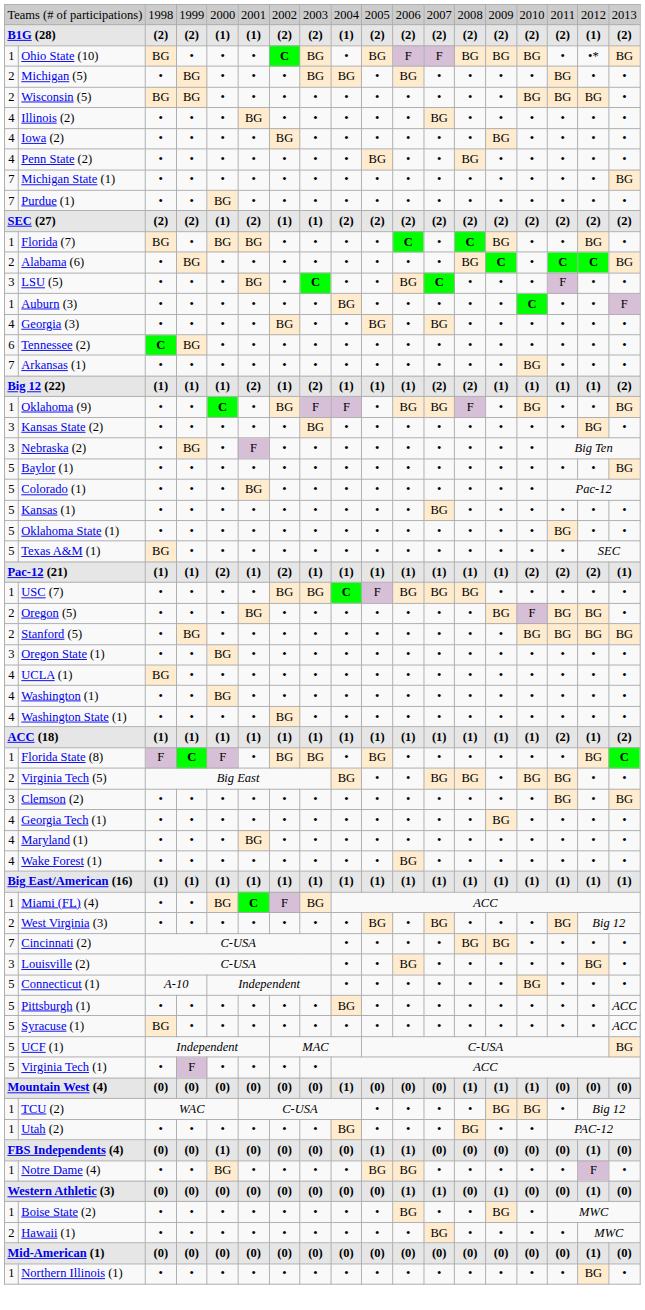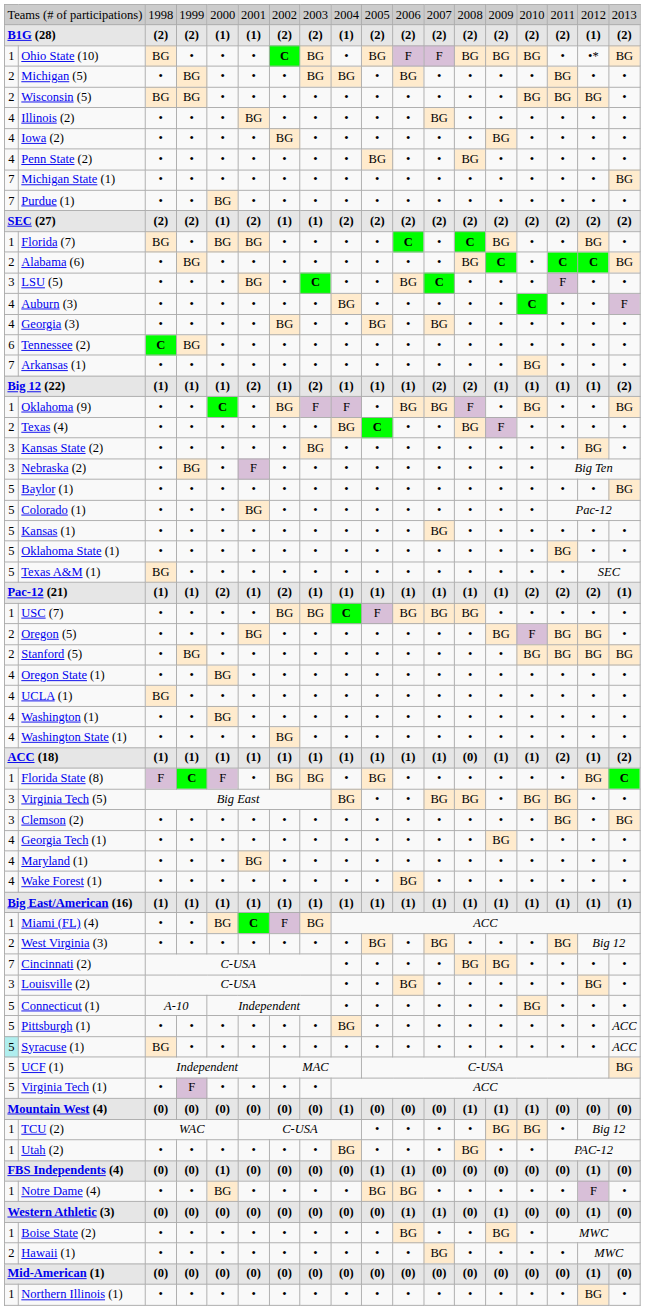(11, 303) 1 -> (11, 303) 4
+ row: (45, 427)
(11, 654) 3 -> (11, 674) 4
(470, 736) (1) -> (470, 757) (0)
(11, 778) 2 -> (11, 798) 3
(11, 1025) no background -> (11, 1046) paleturquoise background
